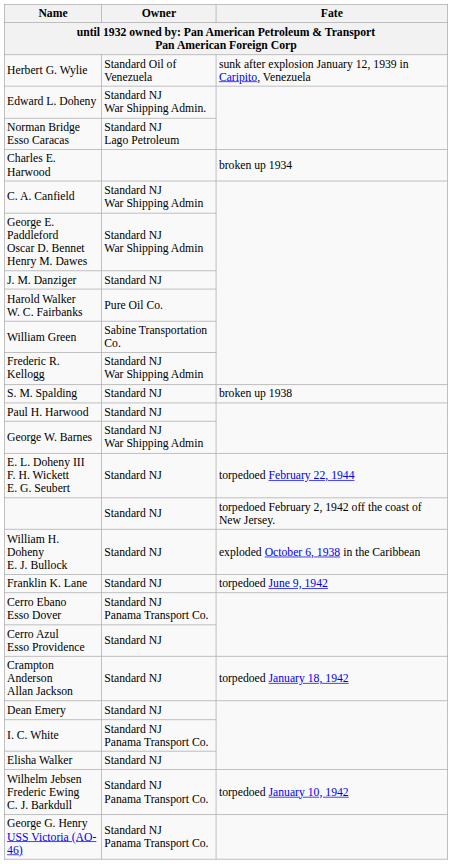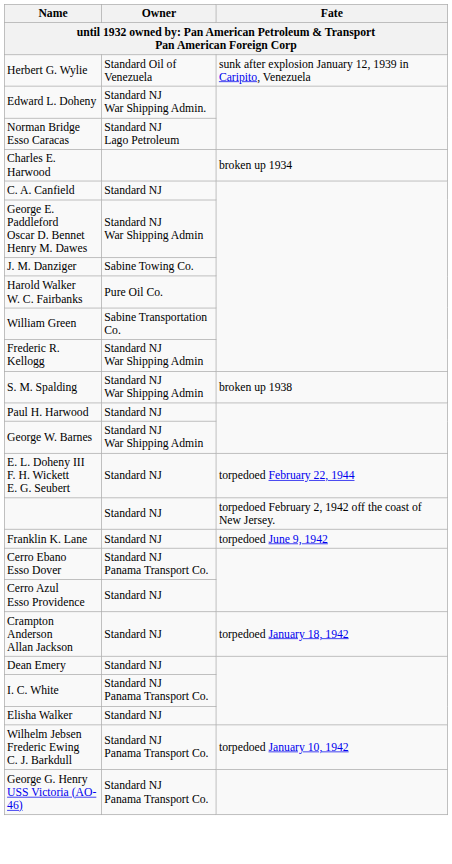(154, 197) Standard NJ War Shipping Admin -> (133, 190) Standard NJ
(133, 280) Standard NJ -> (149, 267) Sabine Towing Co.
(133, 393) Standard NJ -> (154, 387) Standard NJ War Shipping Admin
- row: (37, 552)
